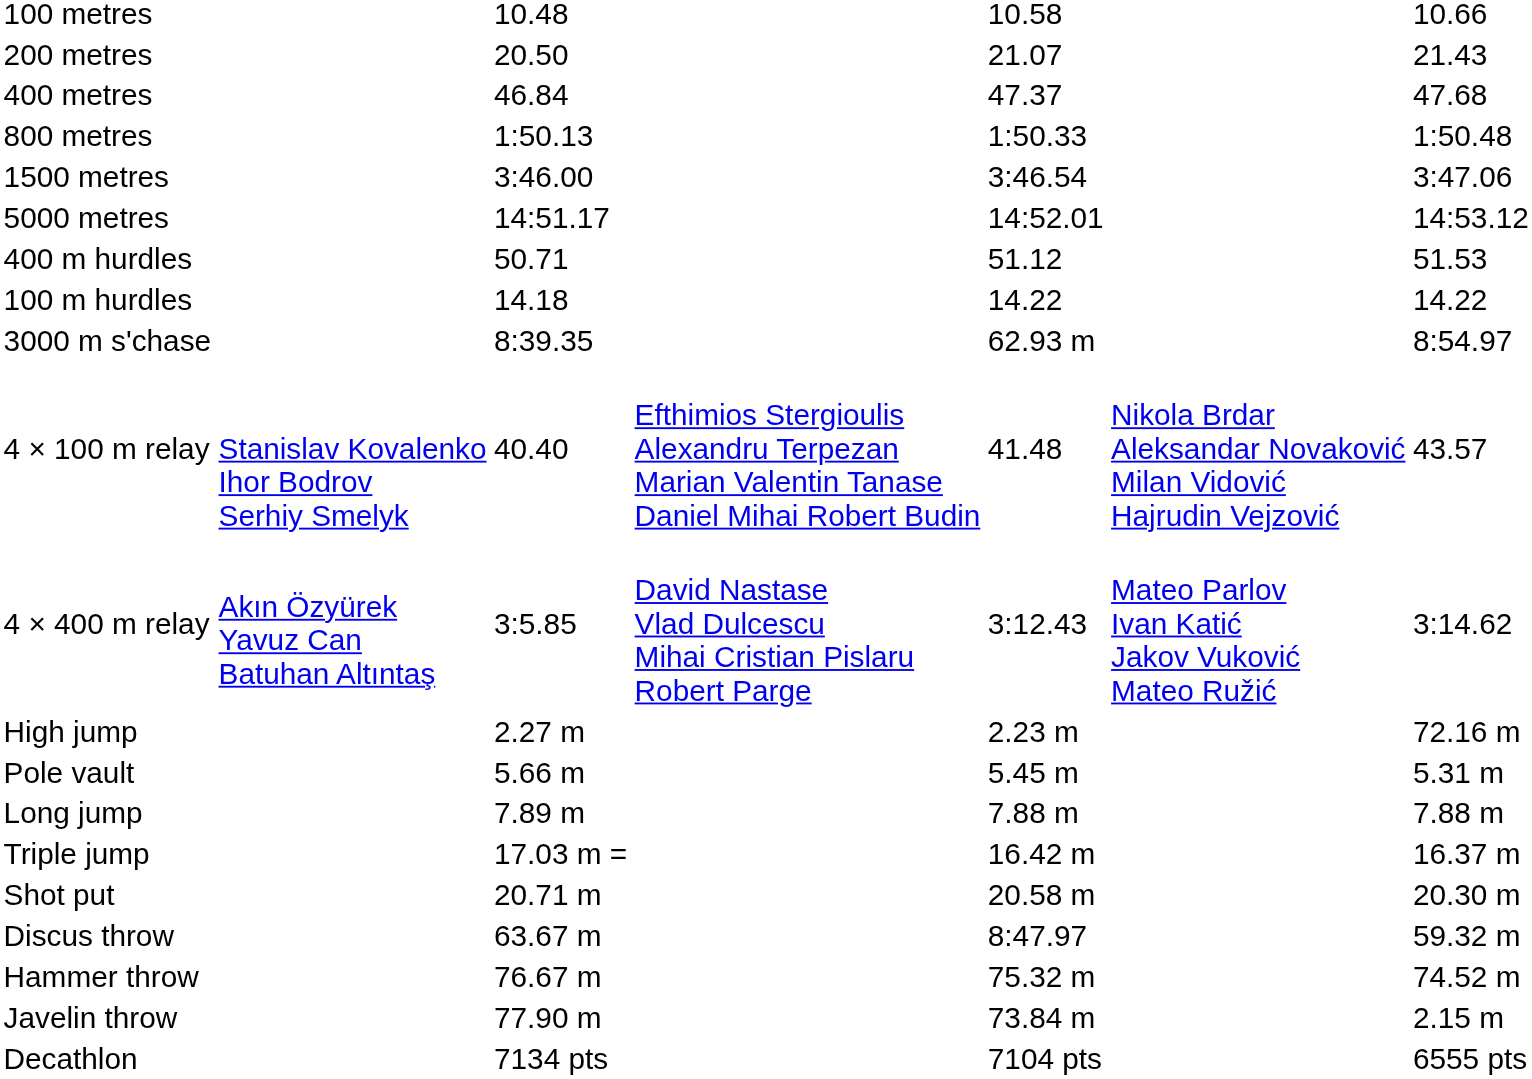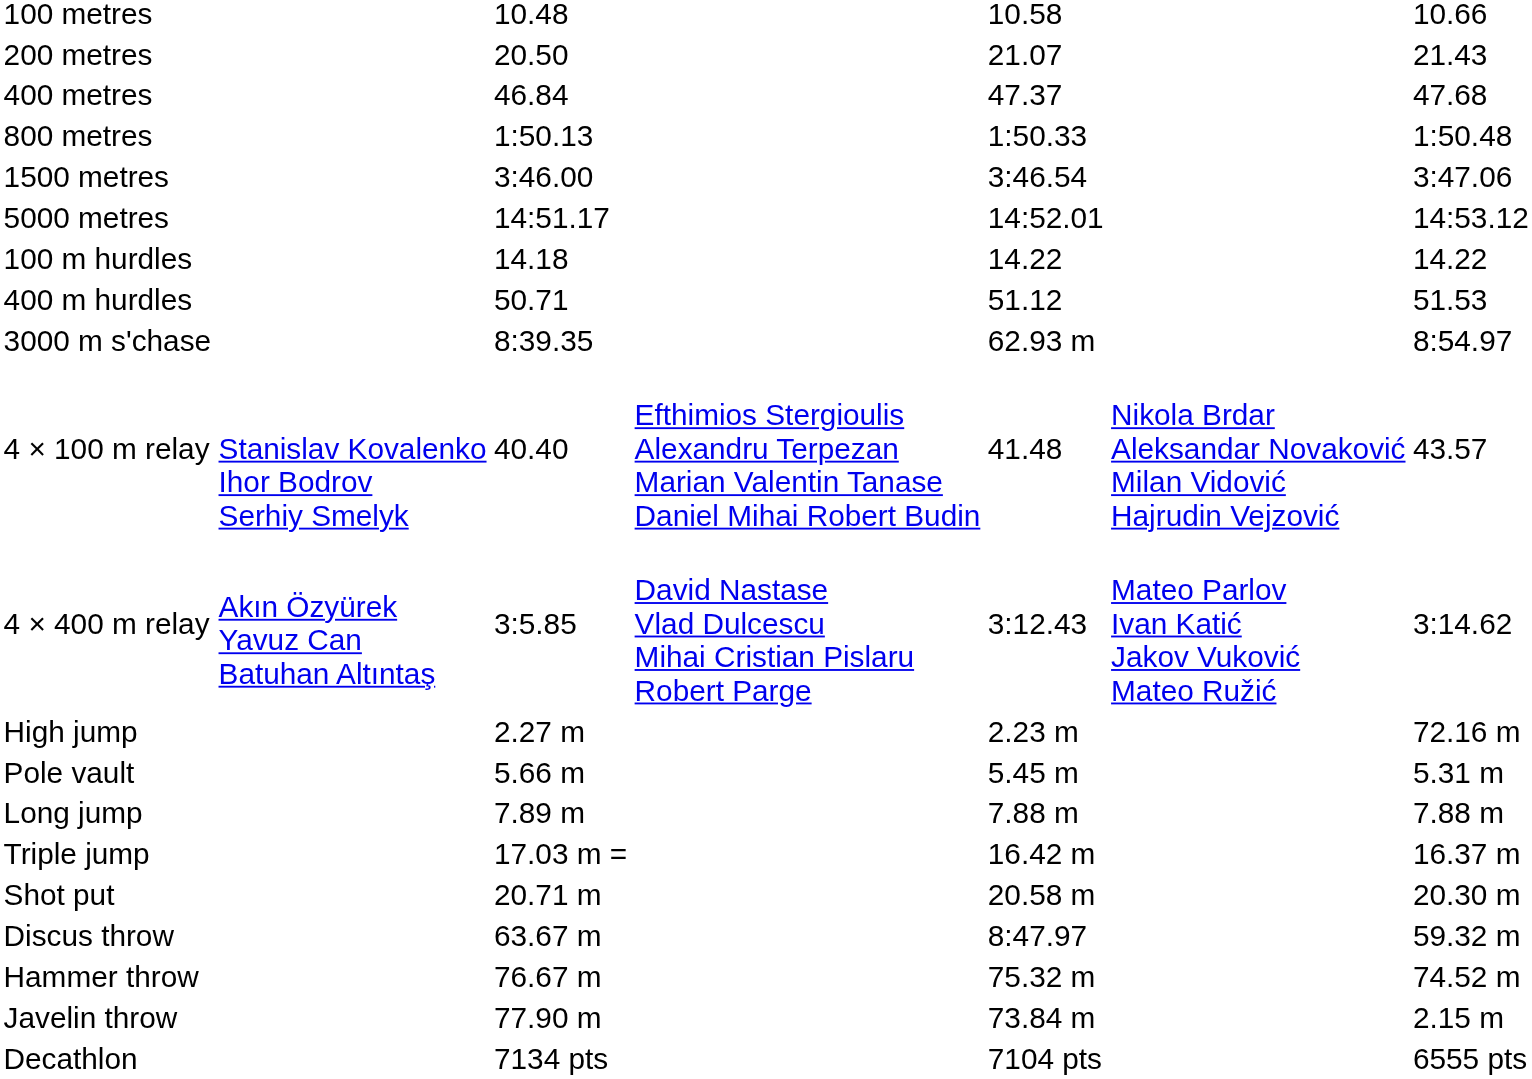rows swapped: (98, 300) <-> (98, 259)
